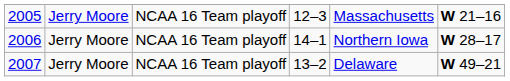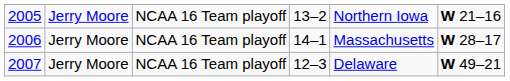(310, 16) 12–3 -> (310, 16) 13–2
(384, 16) Massachusetts -> (381, 16) Northern Iowa
(381, 40) Northern Iowa -> (384, 40) Massachusetts
(310, 64) 13–2 -> (310, 64) 12–3
